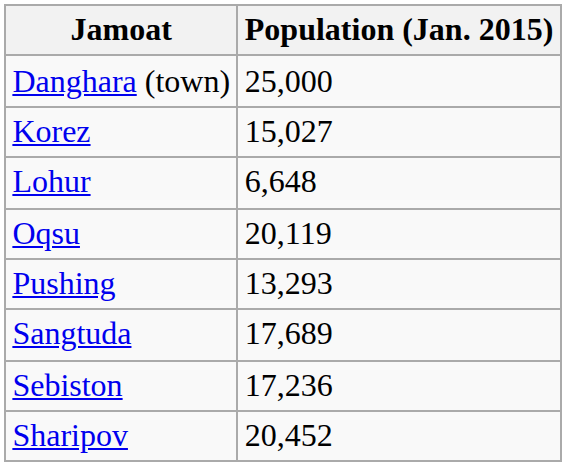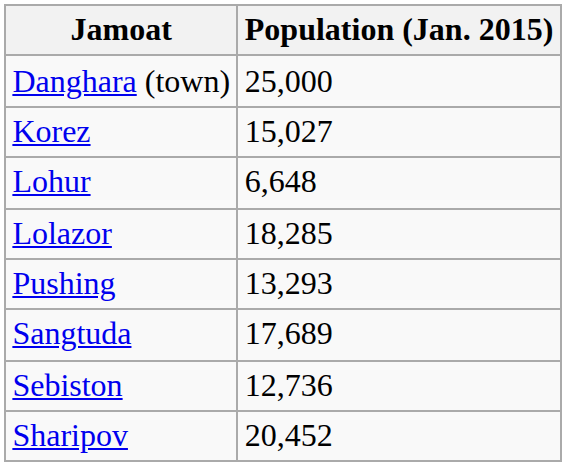+ row: (62, 232)
- row: (46, 232)
(289, 385) 17,236 -> (289, 385) 12,736
